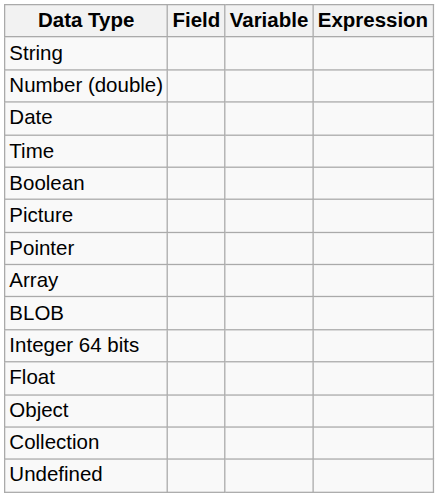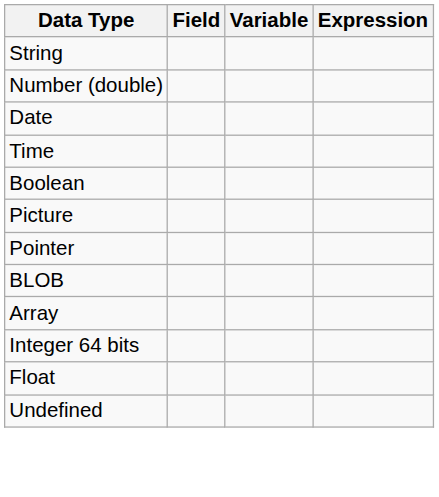rows swapped: (37, 313) <-> (34, 280)
- row: (39, 410)
- row: (54, 442)
